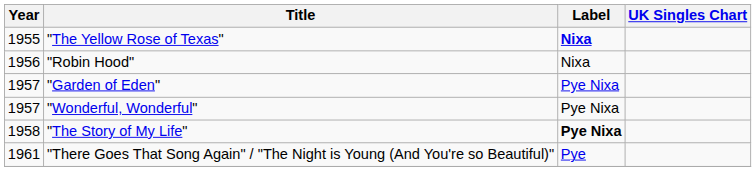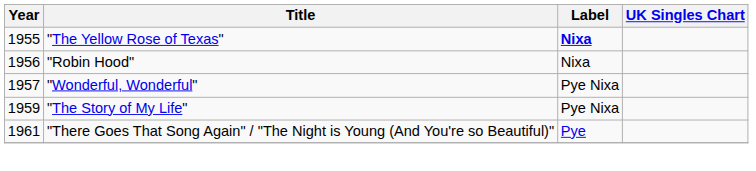- row: (103, 85)
(24, 131) 1958 -> (24, 108) 1959
(591, 131) bold -> (590, 108) normal
